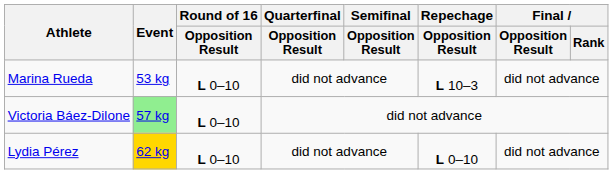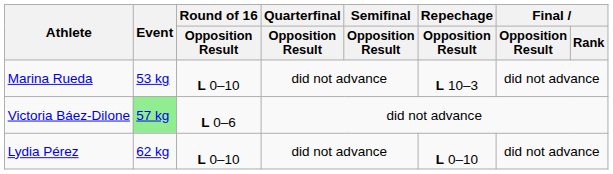(219, 123) L 0–10 -> (219, 123) L 0–6
(153, 152) gold background -> (153, 152) no background
